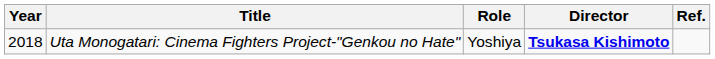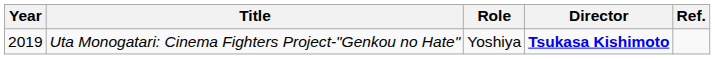(25, 41) 2018 -> (25, 41) 2019
